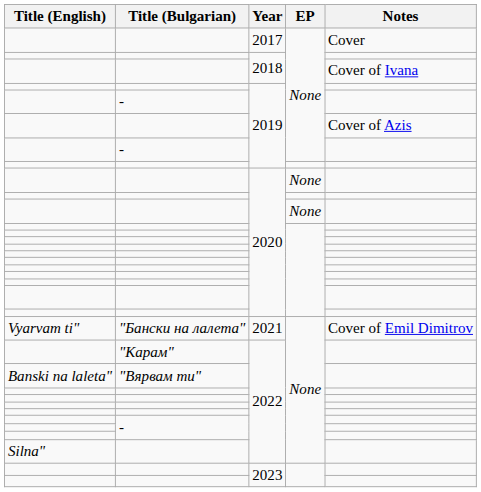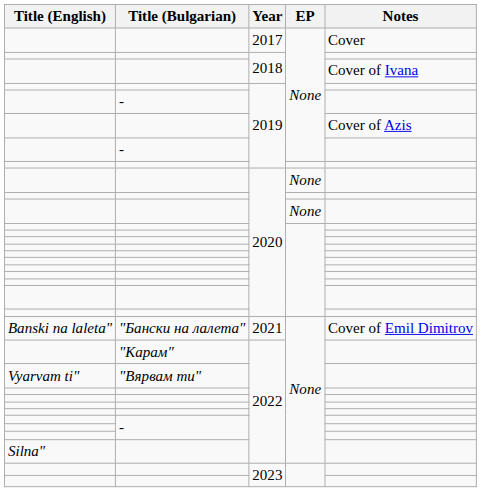(44, 328) Vyarvam ti" -> (60, 328) Banski na laleta"
(60, 375) Banski na laleta" -> (44, 375) Vyarvam ti"
